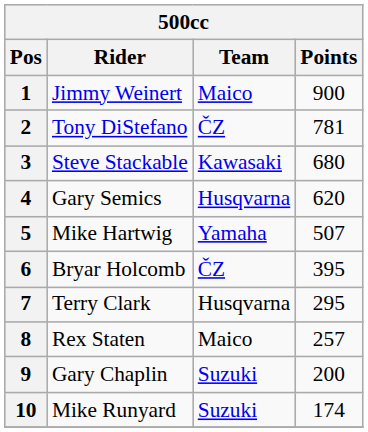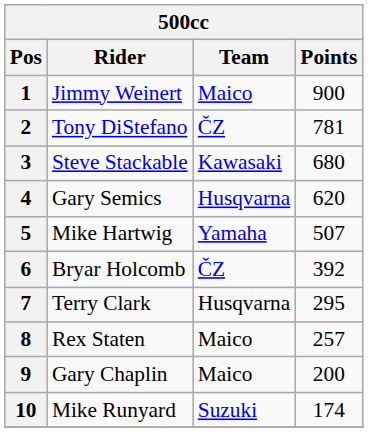(329, 268) 395 -> (329, 268) 392
(227, 373) Suzuki -> (225, 373) Maico
